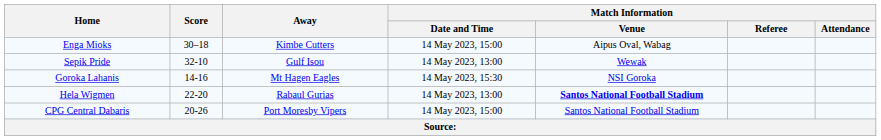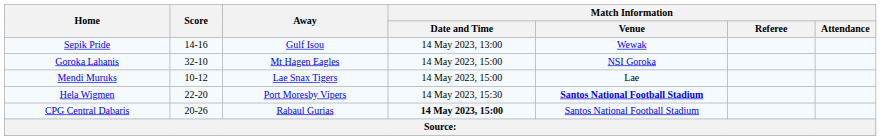- row: (87, 45)
(196, 62) 32-10 -> (196, 45) 14-16
(196, 78) 14-16 -> (196, 62) 32-10
(462, 78) 14 May 2023, 15:30 -> (462, 62) 14 May 2023, 15:00
+ row: (87, 78)
(305, 95) Rabaul Gurias -> (305, 95) Port Moresby Vipers
(462, 95) 14 May 2023, 13:00 -> (462, 95) 14 May 2023, 15:30
(305, 111) Port Moresby Vipers -> (305, 111) Rabaul Gurias
(462, 111) normal -> (462, 111) bold
